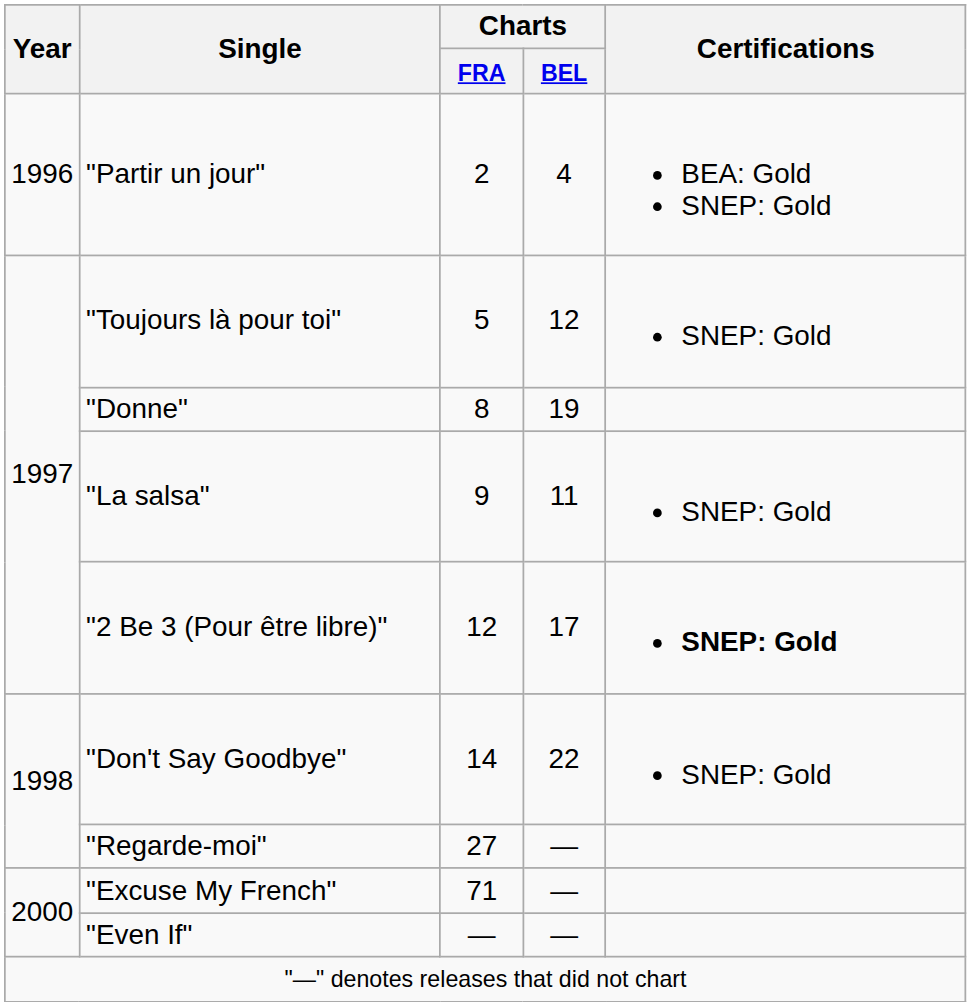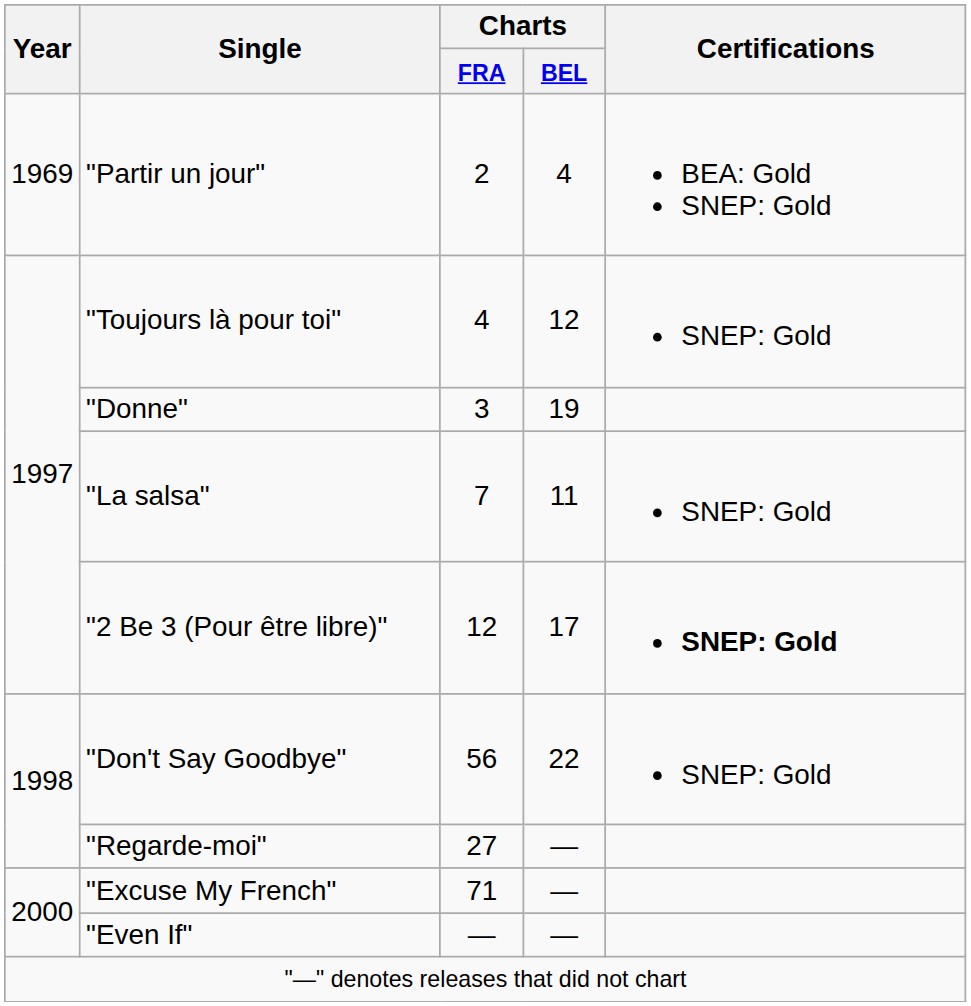(42, 174) 1996 -> (42, 174) 1969
(482, 320) 5 -> (482, 320) 4
(482, 408) 8 -> (482, 408) 3
(482, 496) 9 -> (482, 496) 7
(482, 758) 14 -> (482, 758) 56
